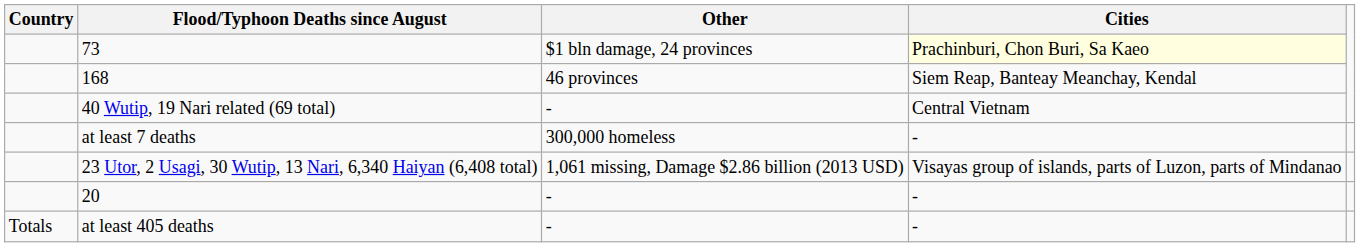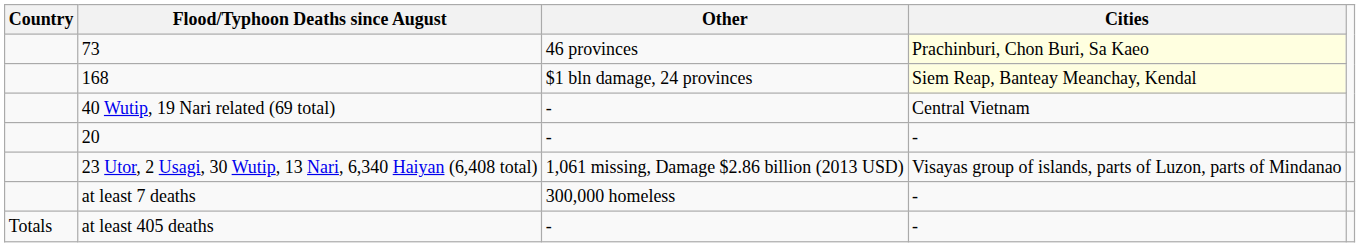(649, 49) $1 bln damage, 24 provinces -> (592, 49) 46 provinces
(592, 78) 46 provinces -> (649, 78) $1 bln damage, 24 provinces
(1054, 78) no background -> (1054, 78) lightyellow background
rows swapped: (91, 196) <-> (139, 137)
